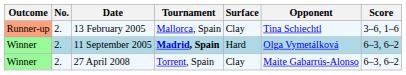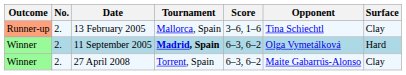columns swapped: (242, 12) <-> (381, 12)
